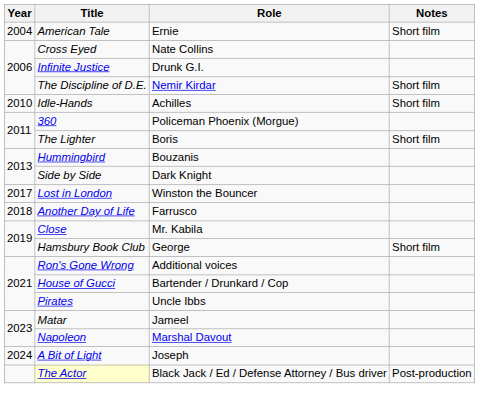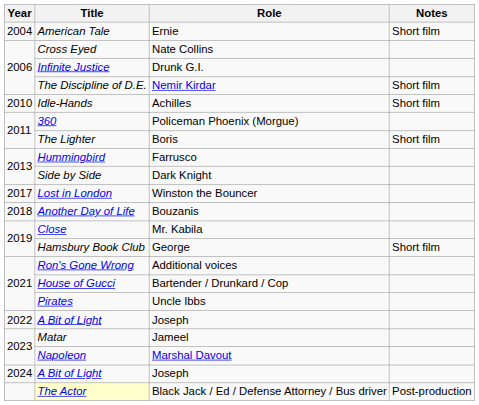(175, 157) Bouzanis -> (174, 157) Farrusco
(174, 211) Farrusco -> (175, 211) Bouzanis
+ row: (20, 319)
